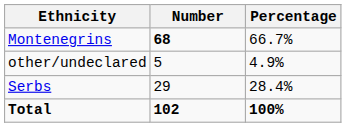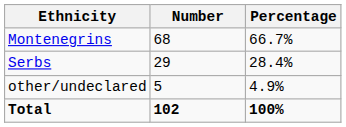(162, 40) bold -> (162, 40) normal
rows swapped: (30, 87) <-> (77, 63)
